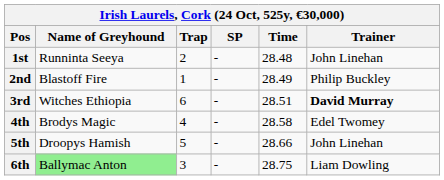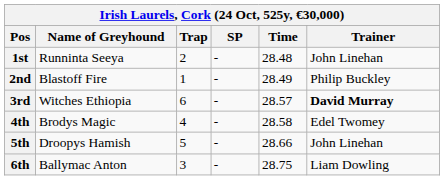(277, 100) 28.51 -> (277, 100) 28.57
(83, 164) lightgreen background -> (83, 164) no background
